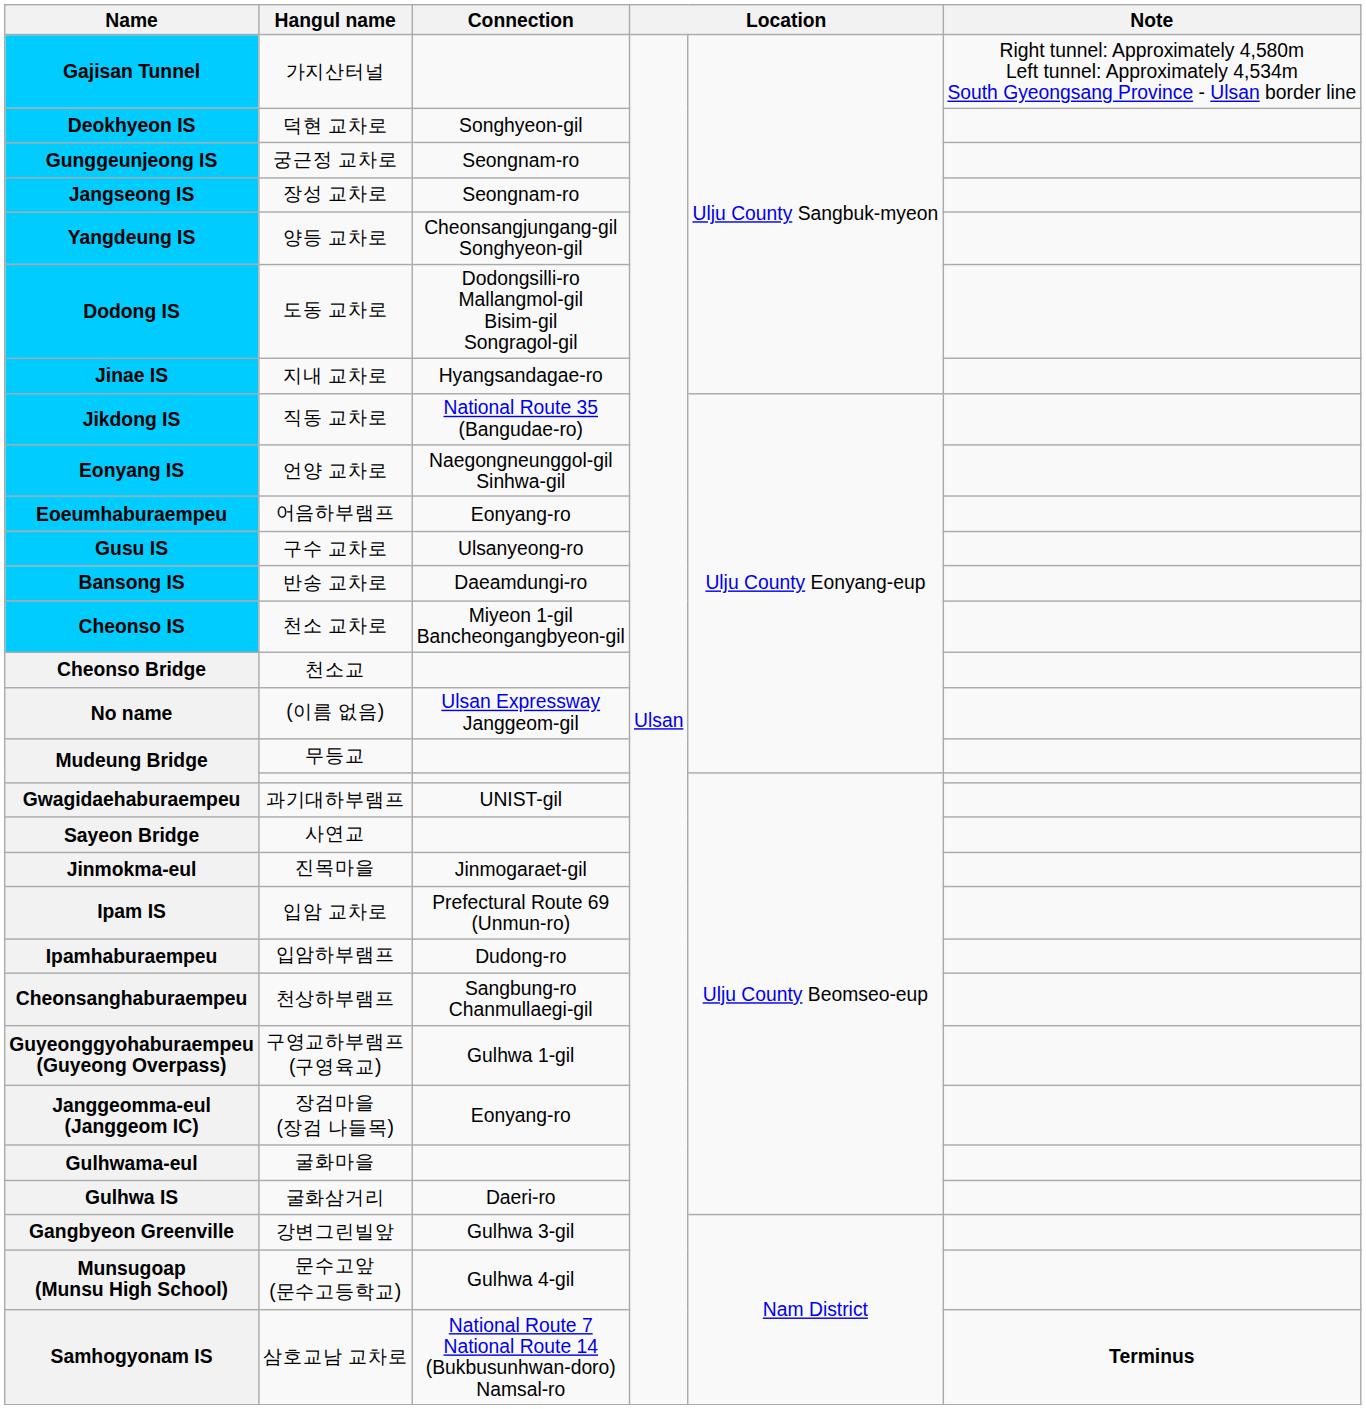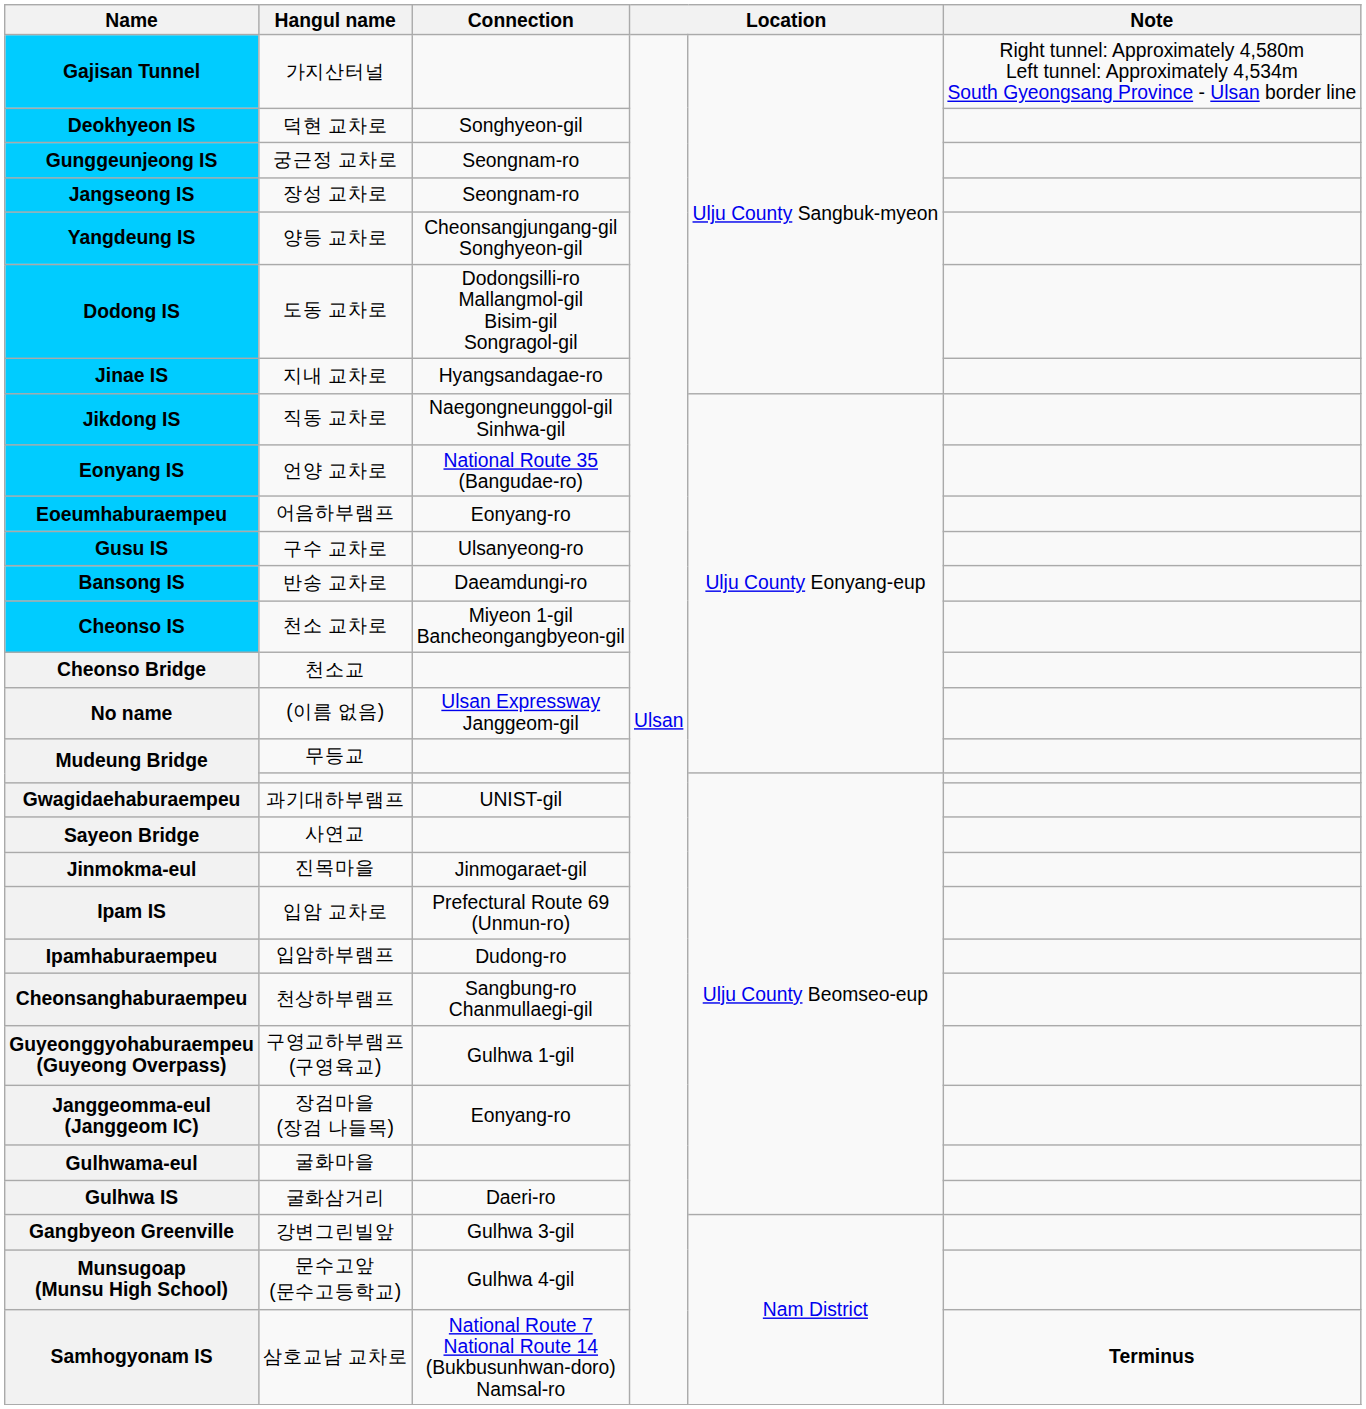(521, 419) National Route 35 (Bangudae-ro) -> (521, 419) Naegongneunggol-gil Sinhwa-gil
(521, 470) Naegongneunggol-gil Sinhwa-gil -> (521, 470) National Route 35 (Bangudae-ro)
